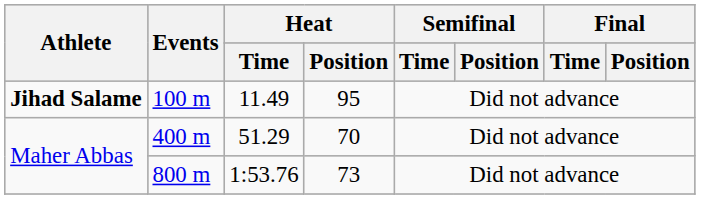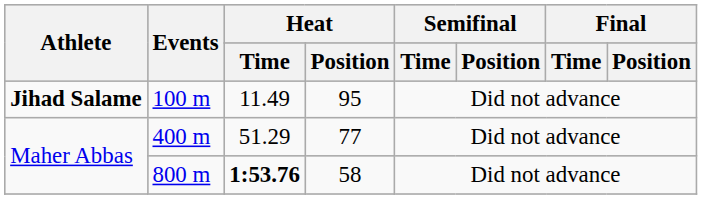(349, 137) 70 -> (350, 137) 77
(264, 174) normal -> (265, 174) bold
(349, 174) 73 -> (350, 174) 58
